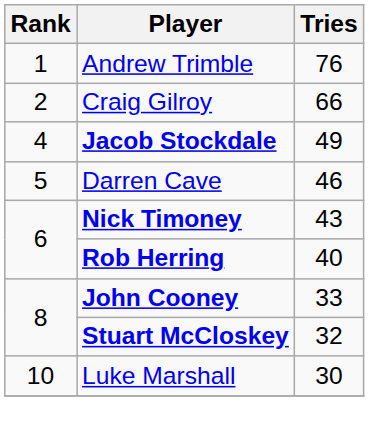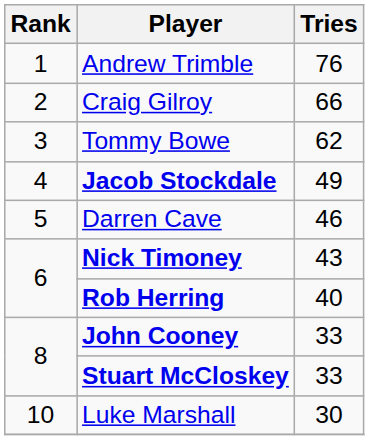+ row: (156, 141)
(329, 336) 32 -> (329, 375) 33
